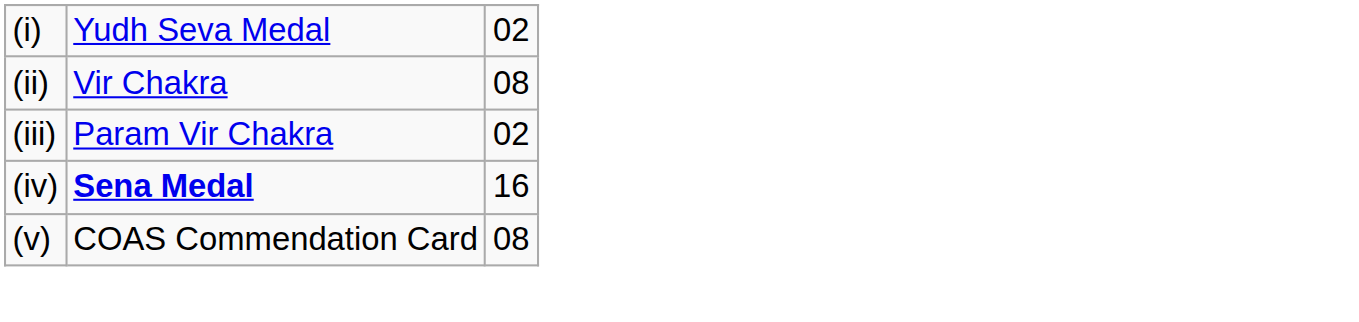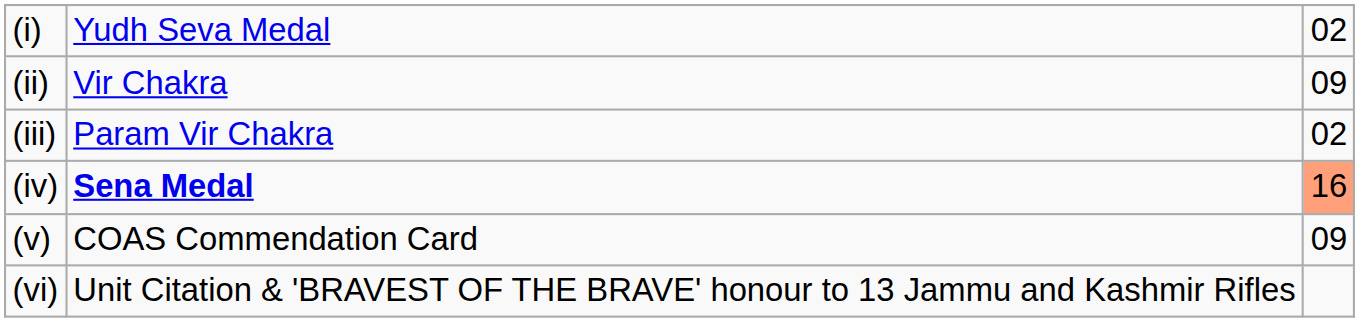(511, 82) 08 -> (1329, 82) 09
(511, 186) no background -> (1329, 186) lightsalmon background
(511, 238) 08 -> (1329, 238) 09
+ row: (35, 290)
